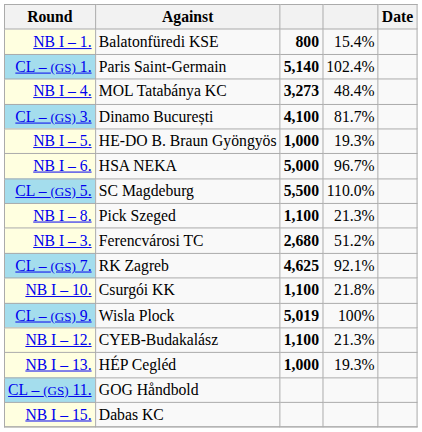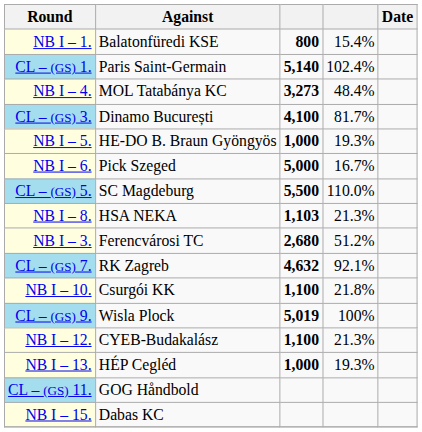(138, 166) HSA NEKA -> (137, 166) Pick Szeged
(354, 166) 96.7% -> (354, 166) 16.7%
(137, 215) Pick Szeged -> (138, 215) HSA NEKA
(301, 215) 1,100 -> (301, 215) 1,103
(301, 265) 4,625 -> (301, 265) 4,632
